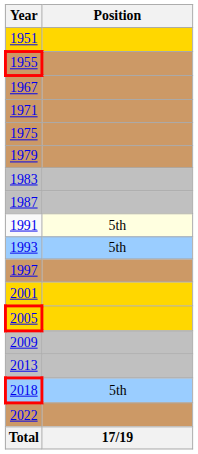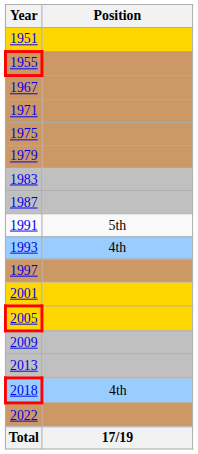(117, 225) lightyellow background -> (117, 225) no background
(117, 248) 5th -> (117, 248) 4th
(118, 390) 5th -> (118, 390) 4th
